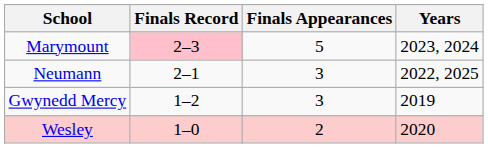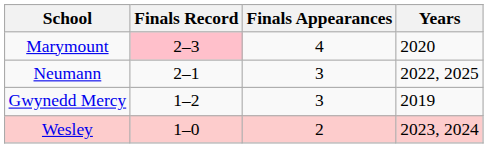(319, 45) 5 -> (319, 45) 4
(440, 45) 2023, 2024 -> (418, 45) 2020
(418, 128) 2020 -> (440, 128) 2023, 2024
